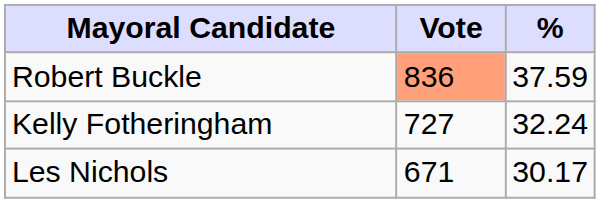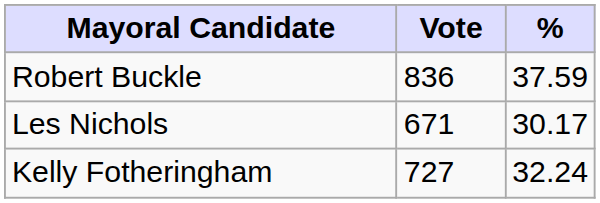(429, 76) lightsalmon background -> (429, 76) no background
rows swapped: (142, 124) <-> (90, 172)
